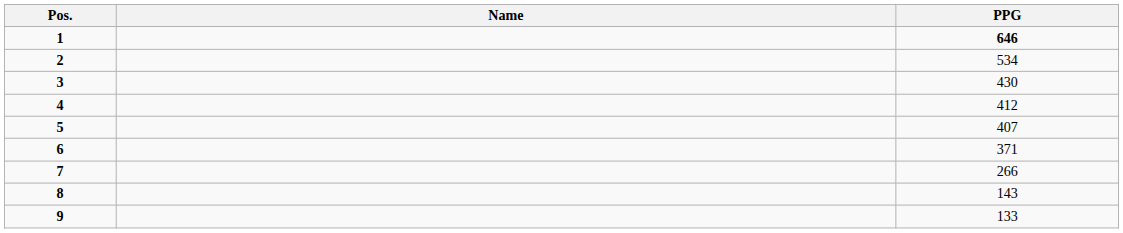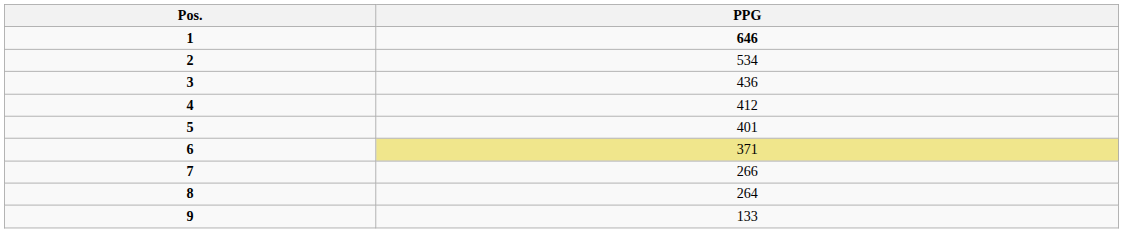- column: (506, 15)
(1007, 82) 430 -> (747, 82) 436
(1007, 127) 407 -> (747, 127) 401
(1007, 149) no background -> (747, 149) khaki background
(1007, 194) 143 -> (747, 194) 264
